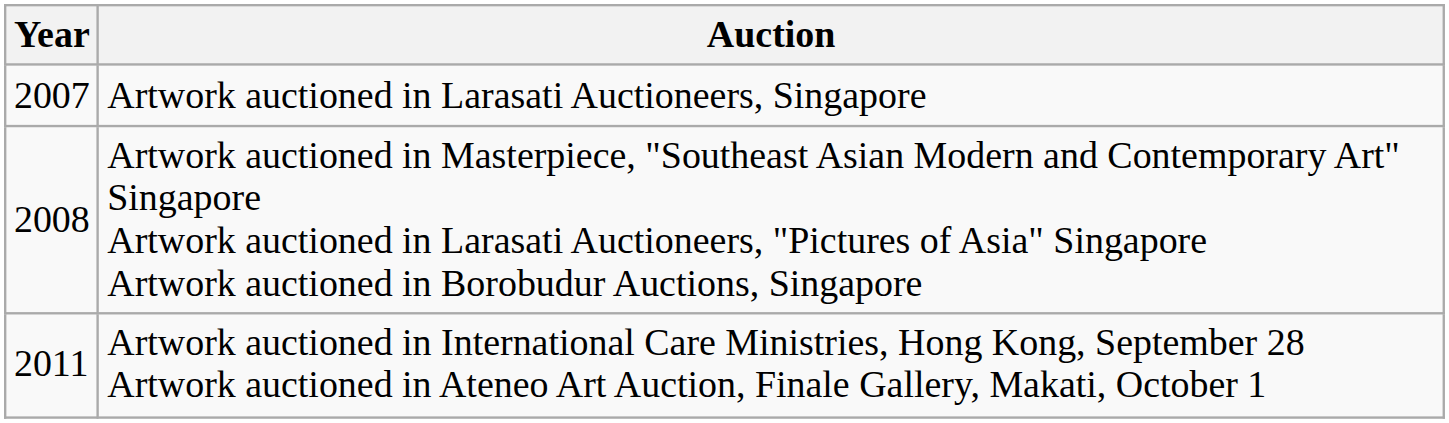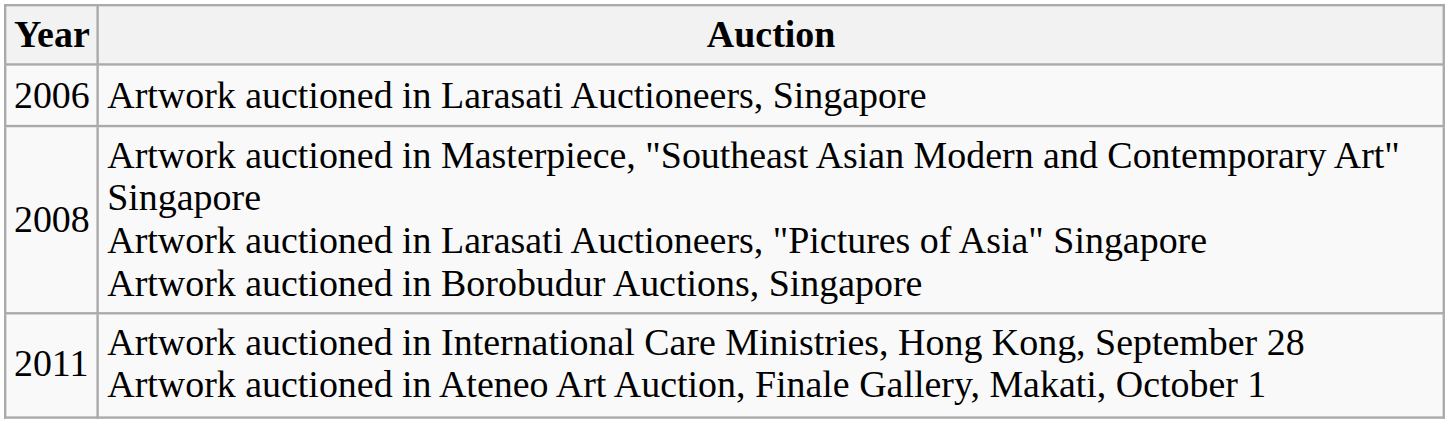(52, 94) 2007 -> (52, 94) 2006
